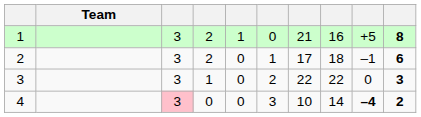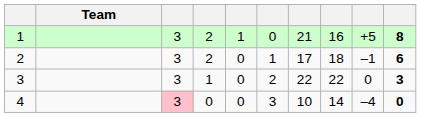(368, 101) bold -> (368, 101) normal
(400, 101) 2 -> (400, 101) 0
